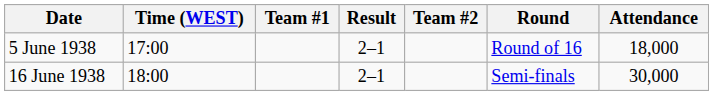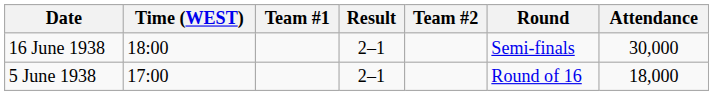rows swapped: (52, 47) <-> (57, 76)
